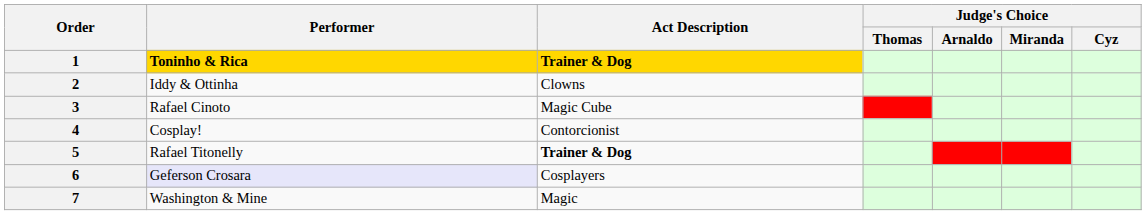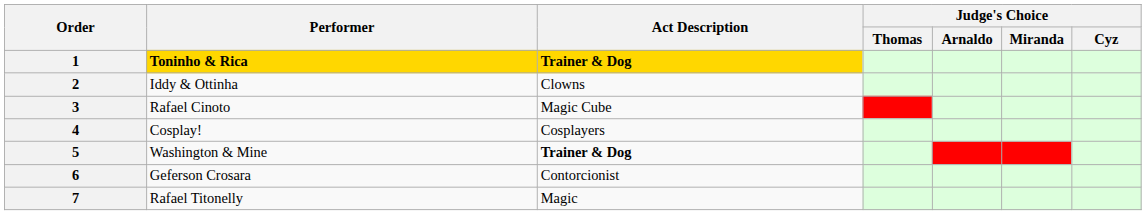(580, 130) Contorcionist -> (573, 130) Cosplayers
(196, 152) Rafael Titonelly -> (208, 152) Washington & Mine
(200, 175) lavender background -> (200, 175) no background
(573, 175) Cosplayers -> (580, 175) Contorcionist
(208, 198) Washington & Mine -> (196, 198) Rafael Titonelly
